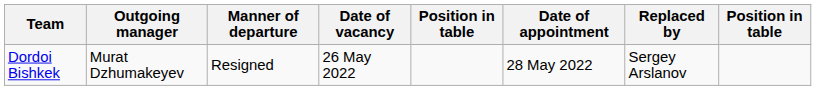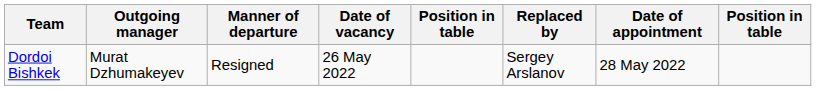columns swapped: (672, 24) <-> (564, 24)
